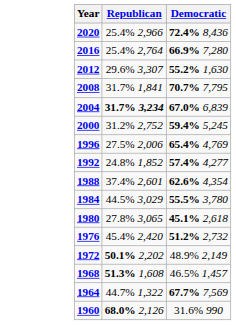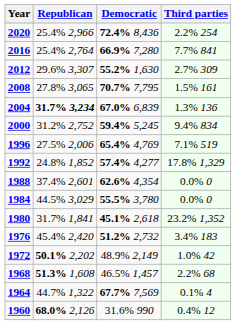+ column: (196, 14)
(134, 88) 31.7% 1,841 -> (65, 88) 27.8% 3,065
(134, 218) 27.8% 3,065 -> (65, 218) 31.7% 1,841
